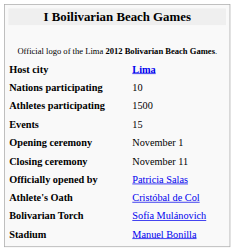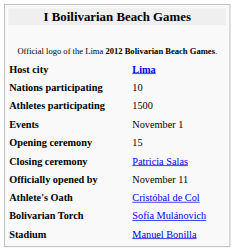(137, 124) 15 -> (158, 124) November 1
(158, 142) November 1 -> (137, 142) 15
(160, 161) November 11 -> (160, 161) Patricia Salas
(160, 179) Patricia Salas -> (160, 179) November 11
